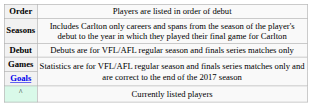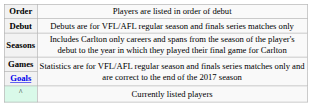rows swapped: (21, 31) <-> (21, 50)
